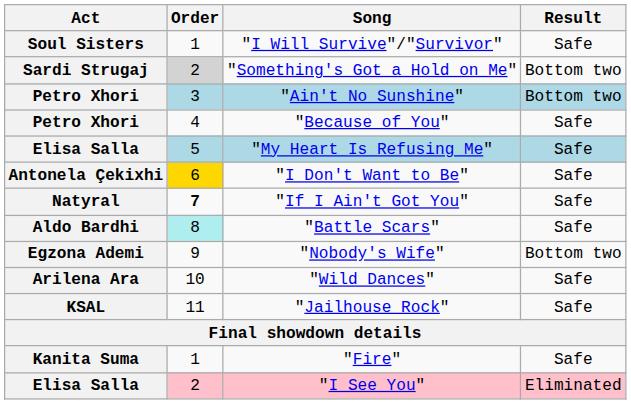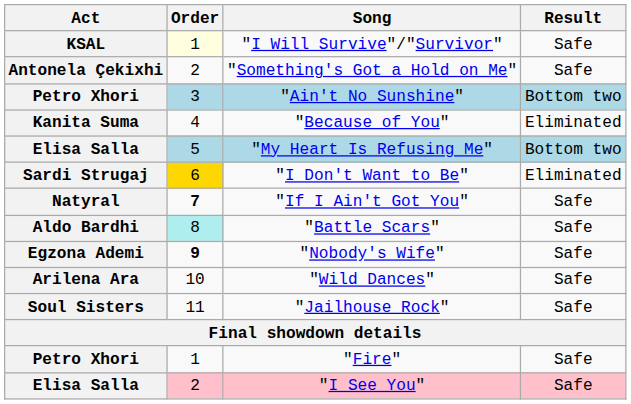(86, 44) Soul Sisters -> (86, 44) KSAL
(195, 44) no background -> (195, 44) lightyellow background
(86, 70) Sardi Strugaj -> (86, 70) Antonela Çekixhi
(195, 70) lightgrey background -> (195, 70) no background
(573, 70) Bottom two -> (573, 70) Safe
(86, 123) Petro Xhori -> (86, 123) Kanita Suma
(573, 123) Safe -> (573, 123) Eliminated
(573, 149) Safe -> (573, 149) Bottom two
(86, 175) Antonela Çekixhi -> (86, 175) Sardi Strugaj
(573, 175) Safe -> (573, 175) Eliminated
(195, 254) normal -> (195, 254) bold
(573, 254) Bottom two -> (573, 254) Safe
(86, 307) KSAL -> (86, 307) Soul Sisters
(86, 359) Kanita Suma -> (86, 359) Petro Xhori
(573, 386) Eliminated -> (573, 386) Safe
